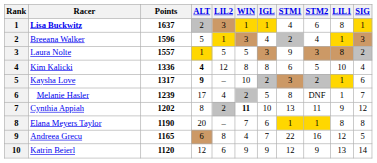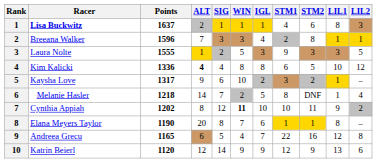columns swapped: (363, 11) <-> (224, 11)
(202, 39) 5 -> (202, 39) 7
(317, 39) 4 -> (313, 39) 8
(166, 53) 1557 -> (166, 53) 1555
(342, 53) 8 -> (338, 53) 3
(202, 80) bold -> (202, 80) normal
(166, 94) 1239 -> (166, 94) 1218
(202, 94) 17 -> (202, 94) 14
(290, 108) 13 -> (286, 108) 10
